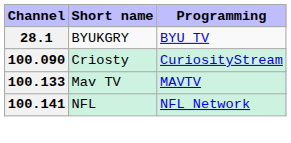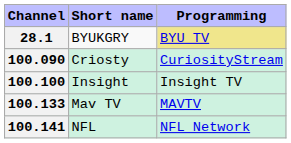(185, 38) no background -> (185, 38) khaki background
+ row: (36, 82)
